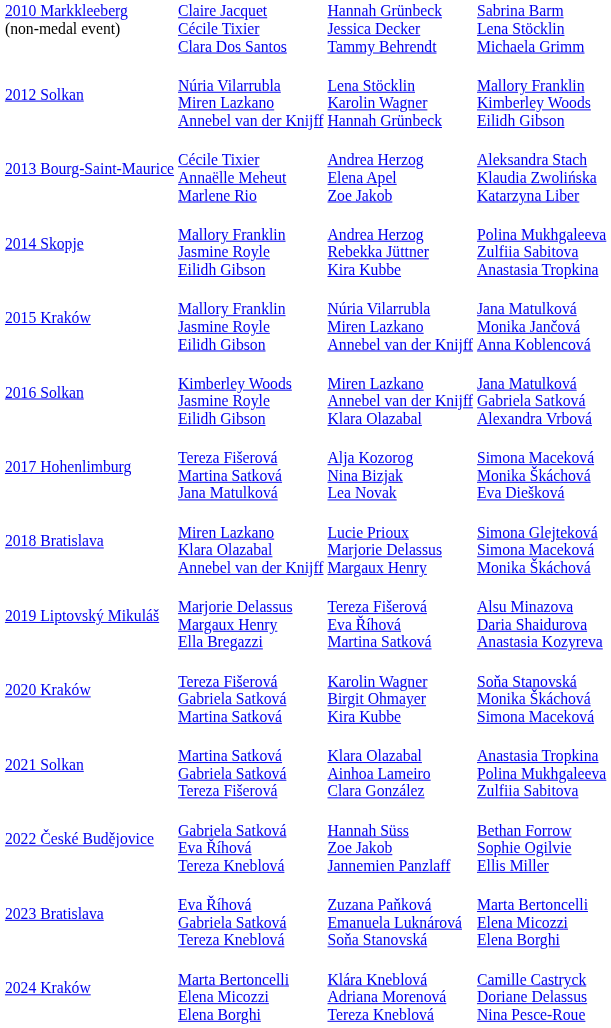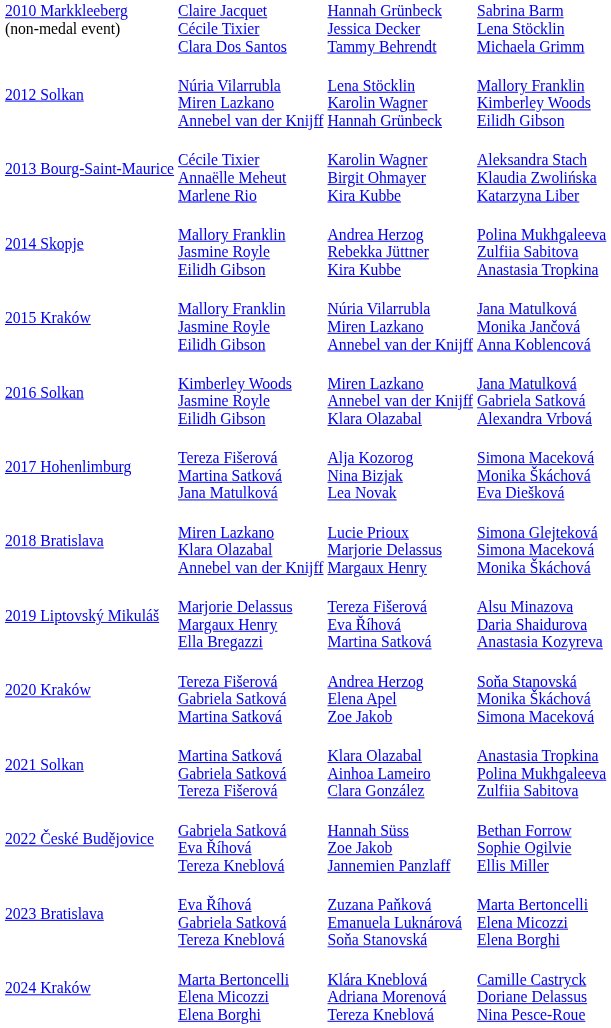(376, 178) Andrea Herzog Elena Apel Zoe Jakob -> (377, 178) Karolin Wagner Birgit Ohmayer Kira Kubbe
(377, 699) Karolin Wagner Birgit Ohmayer Kira Kubbe -> (376, 699) Andrea Herzog Elena Apel Zoe Jakob
